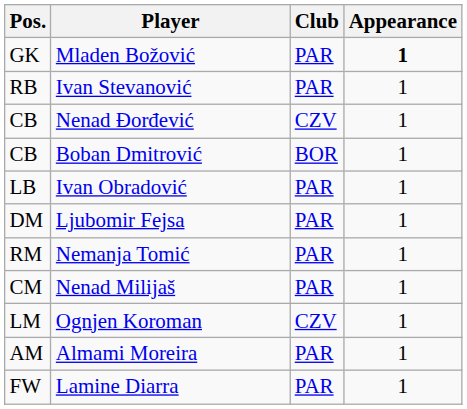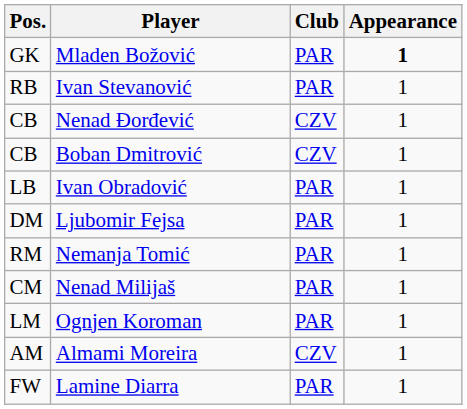(316, 154) BOR -> (316, 154) CZV
(316, 320) CZV -> (314, 320) PAR
(314, 353) PAR -> (316, 353) CZV
